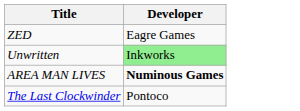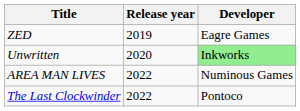+ column: (161, 14)
(175, 75) bold -> (247, 75) normal
